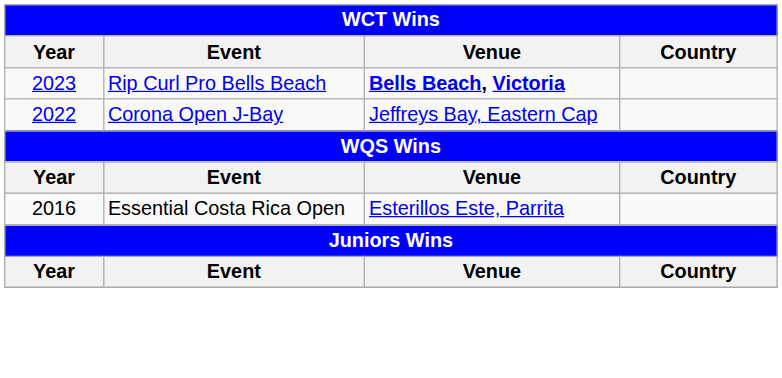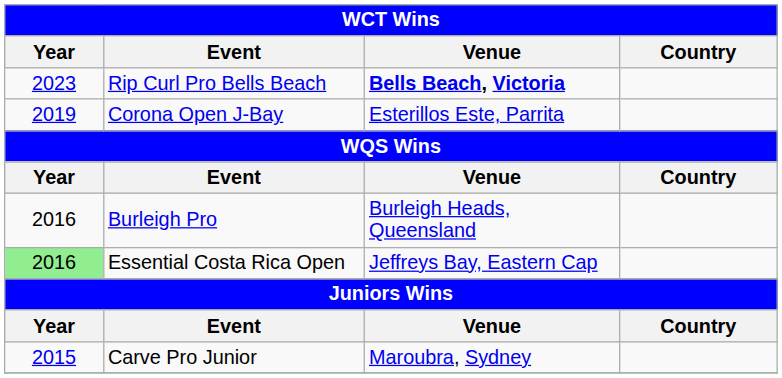(54, 114) 2022 -> (54, 114) 2019
(483, 114) Jeffreys Bay, Eastern Cap -> (467, 114) Esterillos Este, Parrita
+ row: (162, 220)
(54, 209) no background -> (54, 262) lightgreen background
(467, 209) Esterillos Este, Parrita -> (483, 262) Jeffreys Bay, Eastern Cap
+ row: (182, 357)
